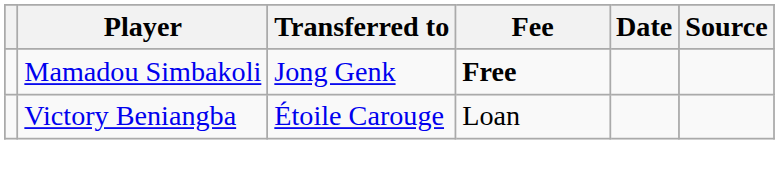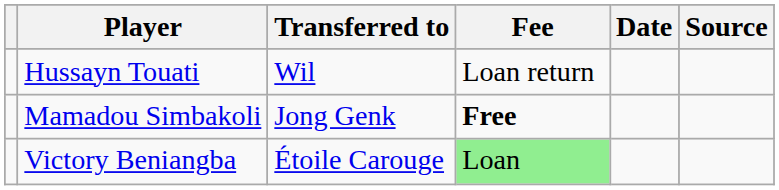+ row: (112, 71)
(491, 116) no background -> (491, 160) lightgreen background
